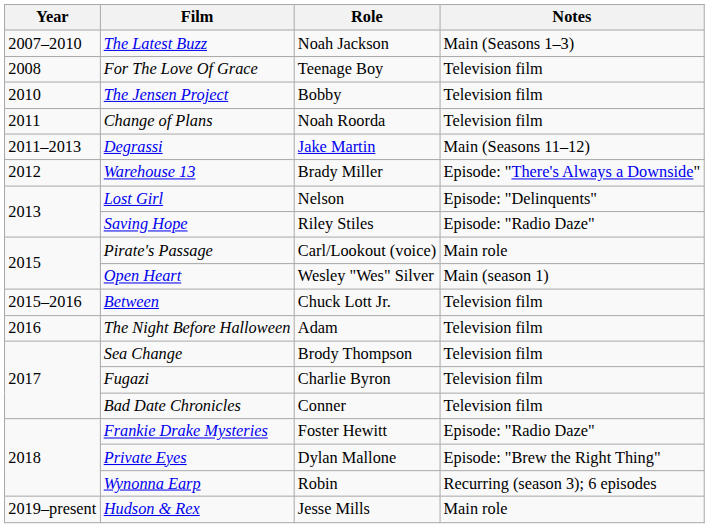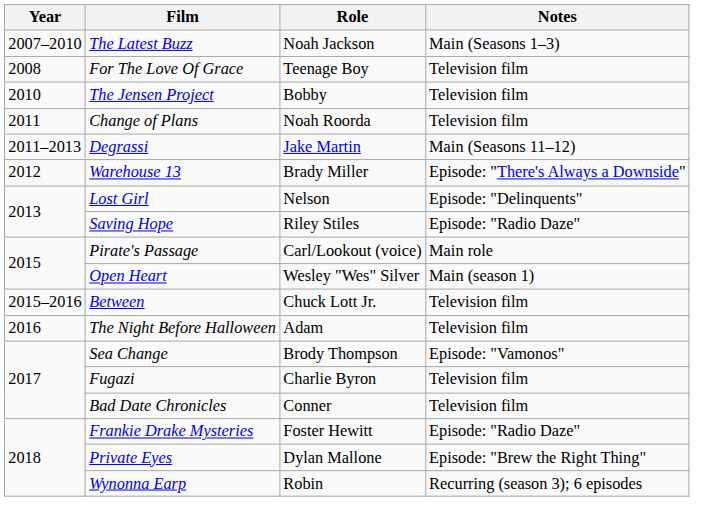(493, 353) Television film -> (497, 353) Episode: "Vamonos"
- row: (152, 509)
